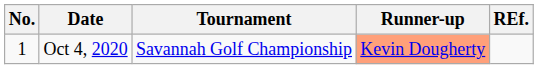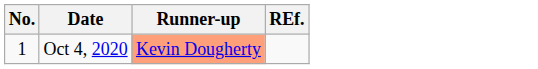- column: (244, 19)
